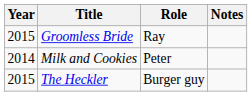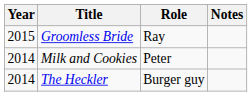(21, 79) 2015 -> (21, 79) 2014
